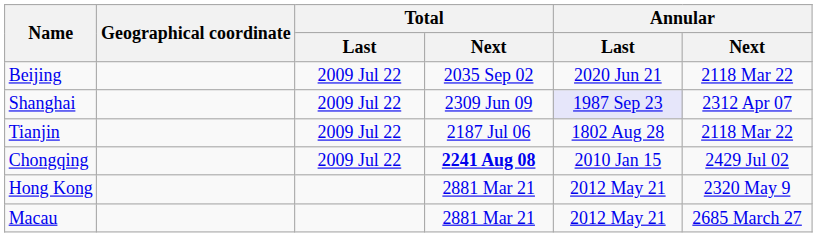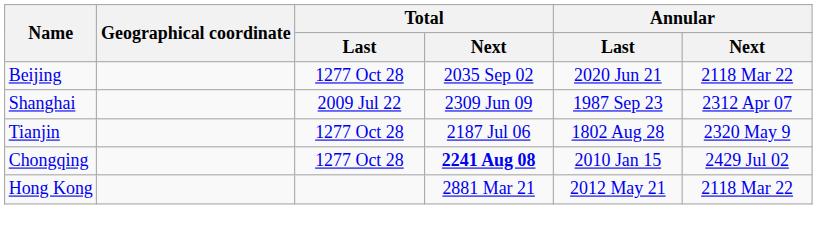(359, 75) 2009 Jul 22 -> (359, 75) 1277 Oct 28
(618, 103) lavender background -> (618, 103) no background
(359, 132) 2009 Jul 22 -> (359, 132) 1277 Oct 28
(747, 132) 2118 Mar 22 -> (747, 132) 2320 May 9
(359, 160) 2009 Jul 22 -> (359, 160) 1277 Oct 28
(747, 189) 2320 May 9 -> (747, 189) 2118 Mar 22
- row: (33, 217)
